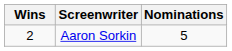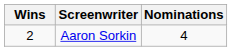(184, 35) 5 -> (184, 35) 4
